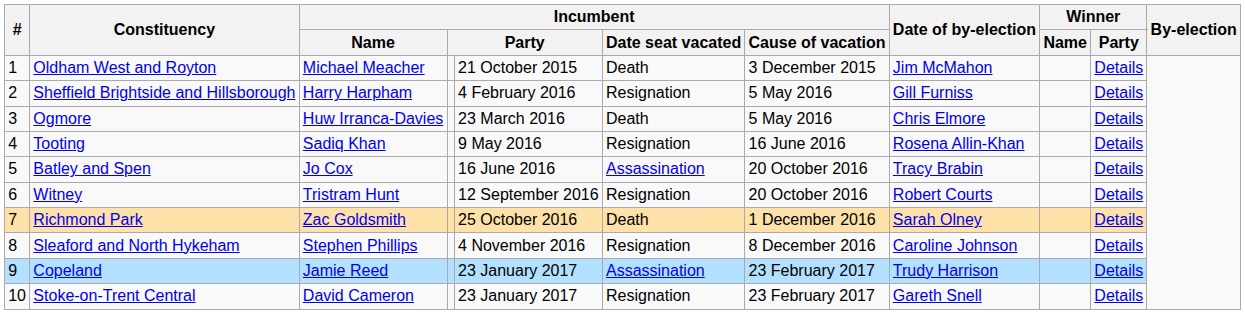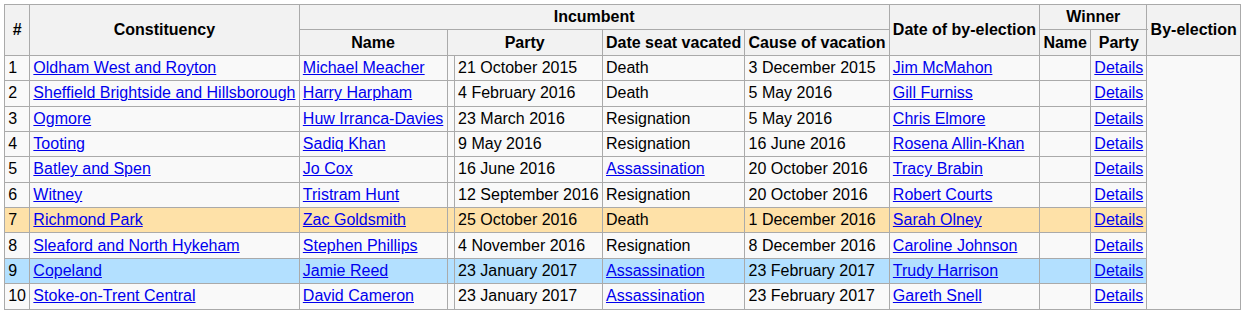(648, 93) Resignation -> (627, 93) Death
(627, 118) Death -> (648, 118) Resignation
(648, 296) Resignation -> (655, 296) Assassination
